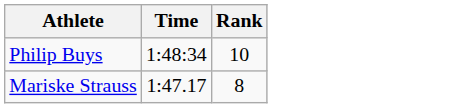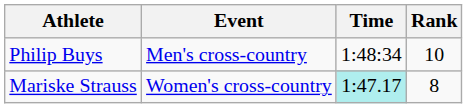+ column: (239, 21)
(176, 86) no background -> (371, 86) paleturquoise background
